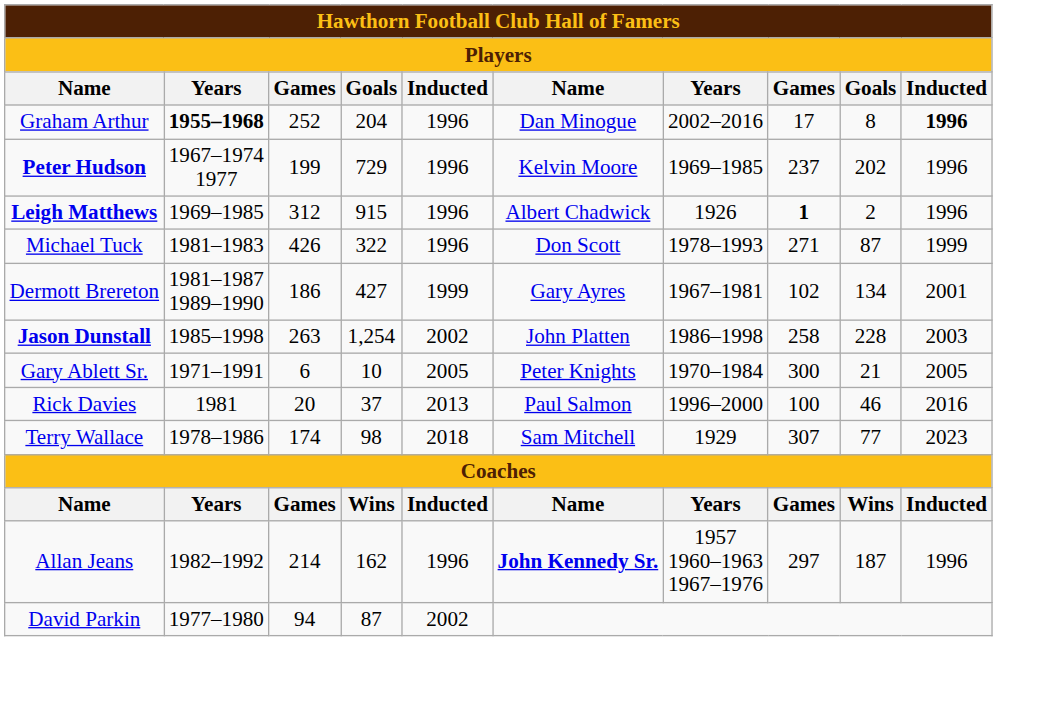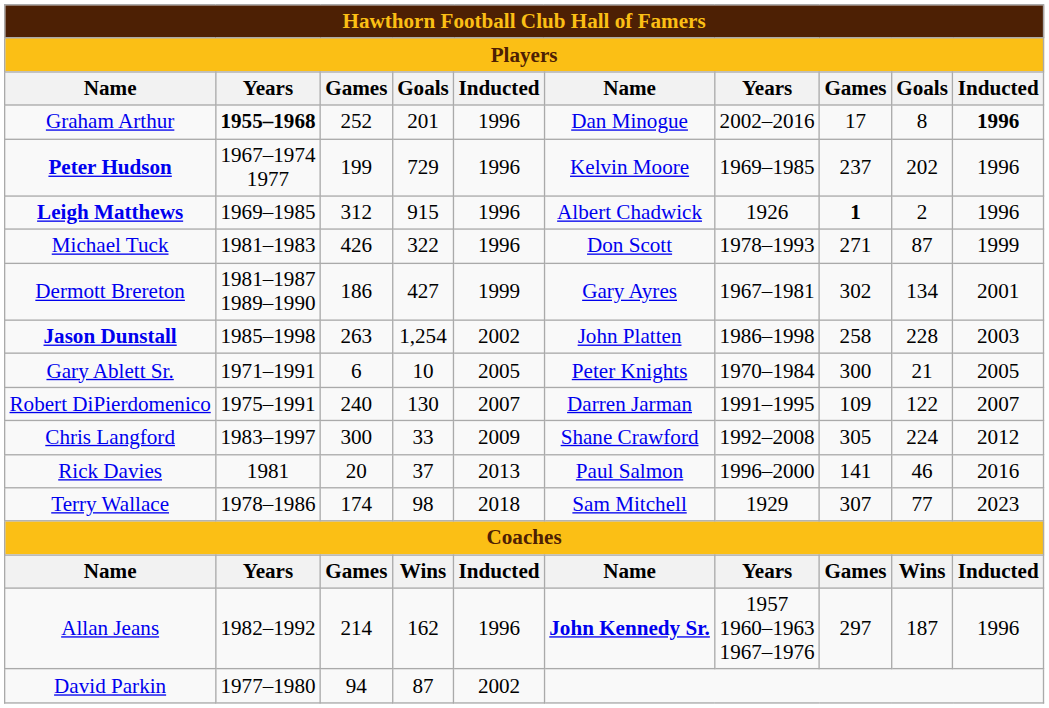(371, 121) 204 -> (423, 121) 201
(804, 291) 102 -> (855, 291) 302
+ row: (110, 403)
+ row: (110, 437)
(804, 403) 100 -> (855, 470) 141
